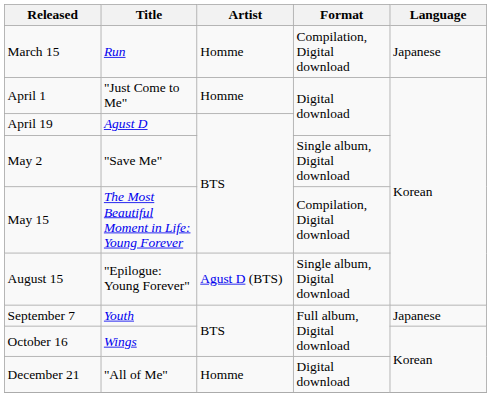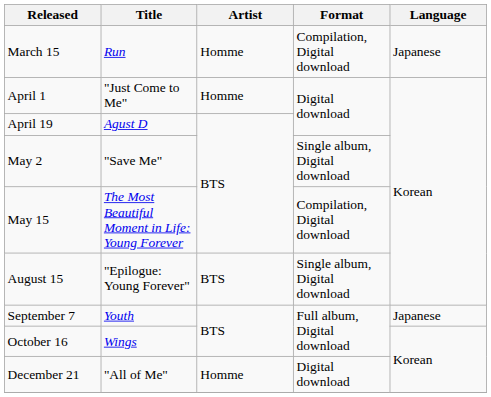(241, 279) Agust D (BTS) -> (213, 279) BTS
